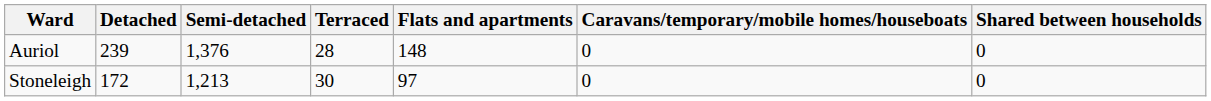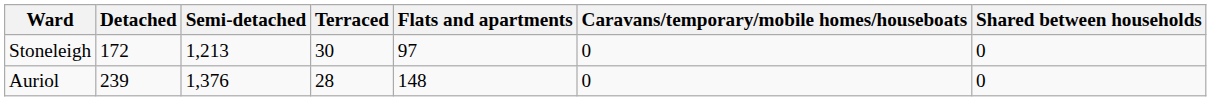rows swapped: (34, 50) <-> (50, 80)
